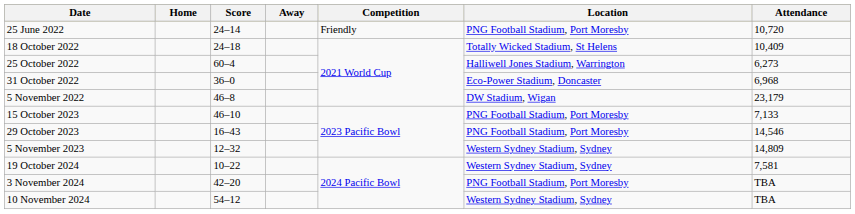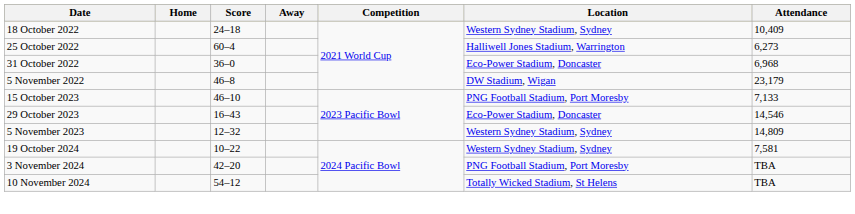- row: (35, 30)
(542, 47) Totally Wicked Stadium, St Helens -> (539, 30) Western Sydney Stadium, Sydney
(547, 132) PNG Football Stadium, Port Moresby -> (534, 115) Eco-Power Stadium, Doncaster
(539, 200) Western Sydney Stadium, Sydney -> (542, 183) Totally Wicked Stadium, St Helens
